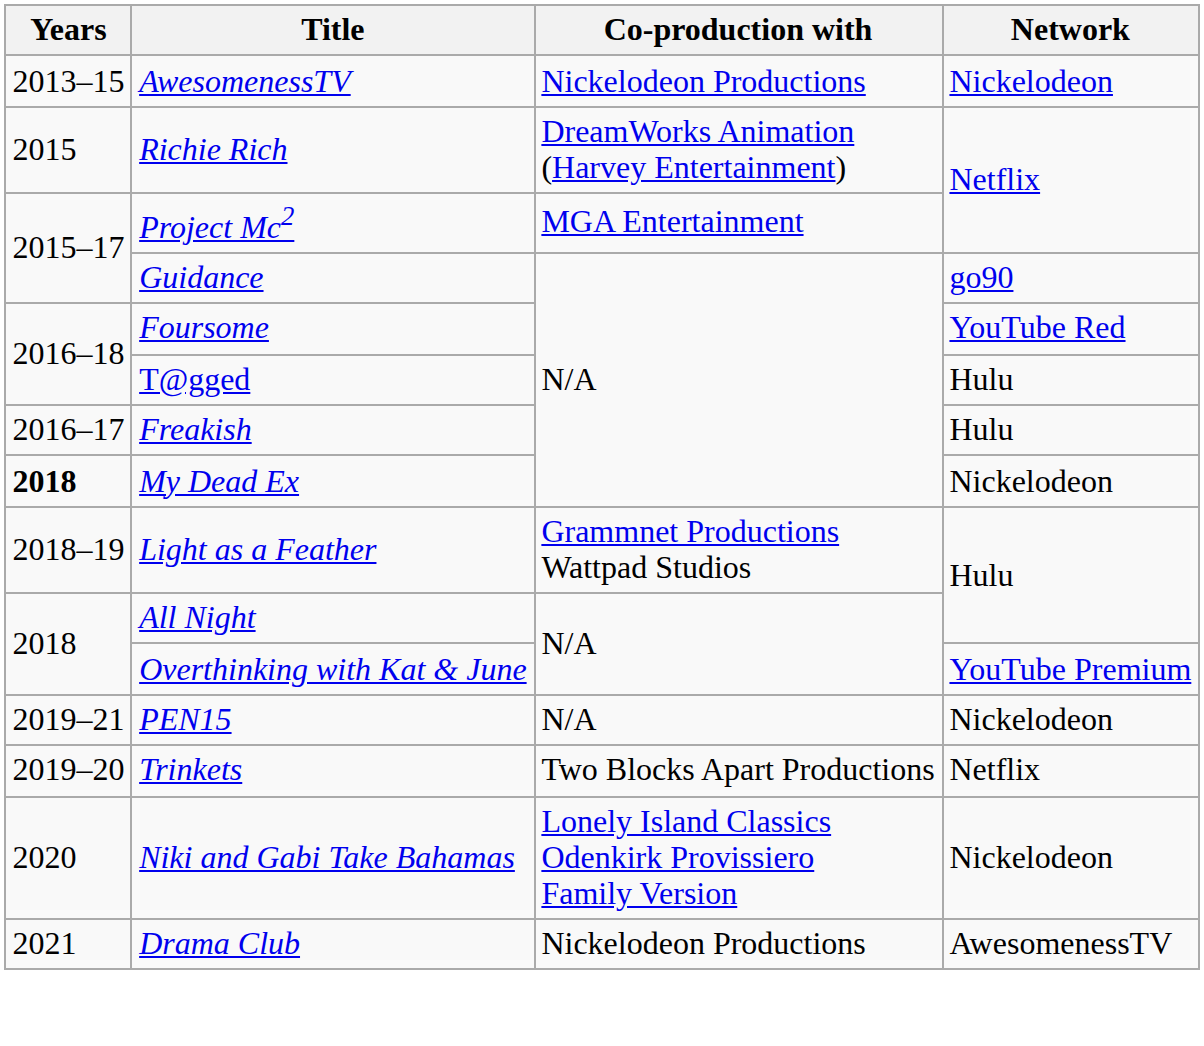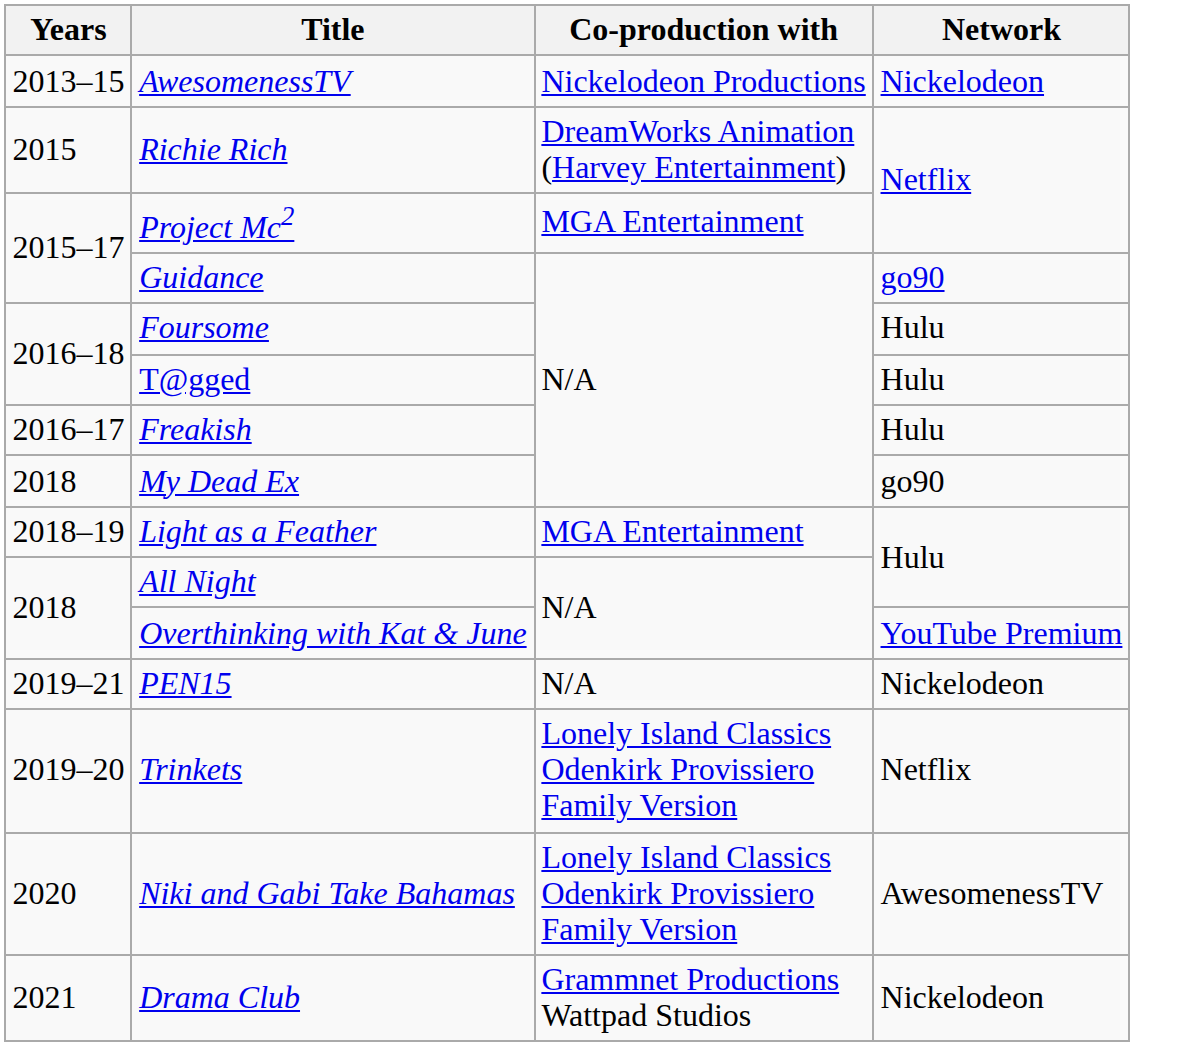(1037, 328) YouTube Red -> (913, 328) Hulu
(44, 480) bold -> (44, 480) normal
(1031, 480) Nickelodeon -> (913, 480) go90
(690, 549) Grammnet Productions Wattpad Studios -> (672, 531) MGA Entertainment
(738, 770) Two Blocks Apart Productions -> (686, 770) Lonely Island Classics Odenkirk Provissiero Family Version
(1031, 857) Nickelodeon -> (992, 893) AwesomenessTV
(704, 943) Nickelodeon Productions -> (690, 997) Grammnet Productions Wattpad Studios
(1061, 943) AwesomenessTV -> (962, 997) Nickelodeon
